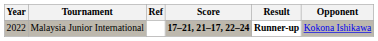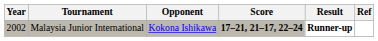columns swapped: (338, 12) <-> (156, 12)
(16, 28) 2022 -> (16, 28) 2002
